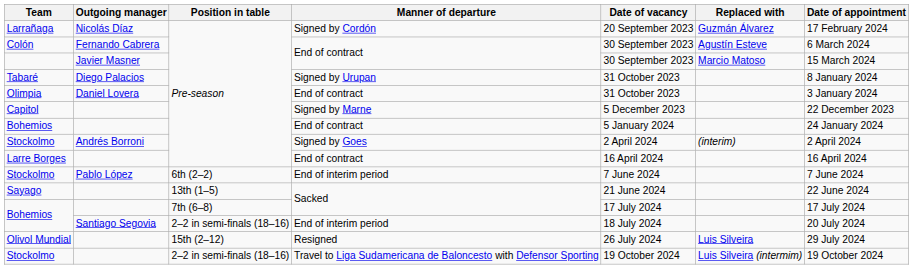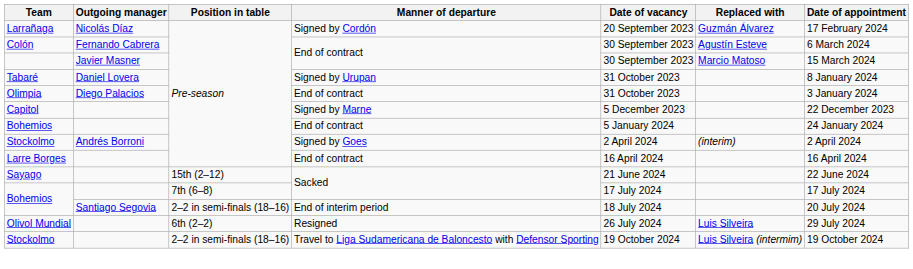(110, 77) Diego Palacios -> (107, 77) Daniel Lovera
(107, 93) Daniel Lovera -> (110, 93) Diego Palacios
- row: (31, 175)
(195, 191) 13th (1–5) -> (198, 175) 15th (2–12)
(198, 239) 15th (2–12) -> (192, 223) 6th (2–2)
